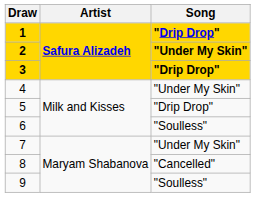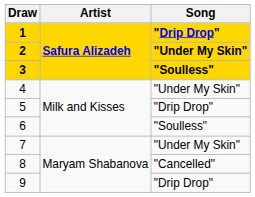(187, 70) "Drip Drop" -> (184, 70) "Soulless"
(180, 182) "Soulless" -> (183, 182) "Drip Drop"
